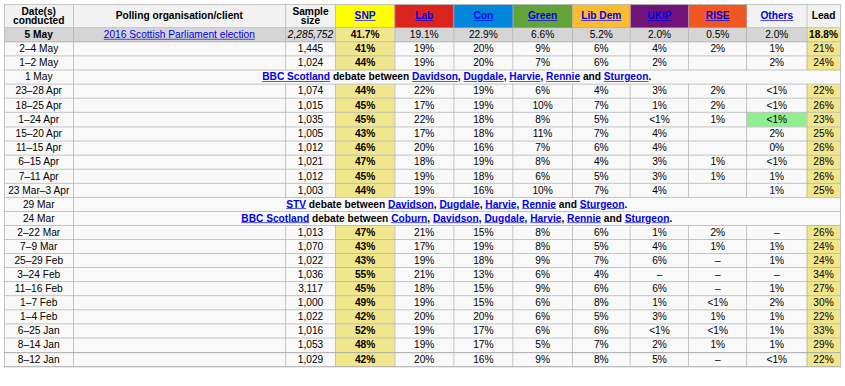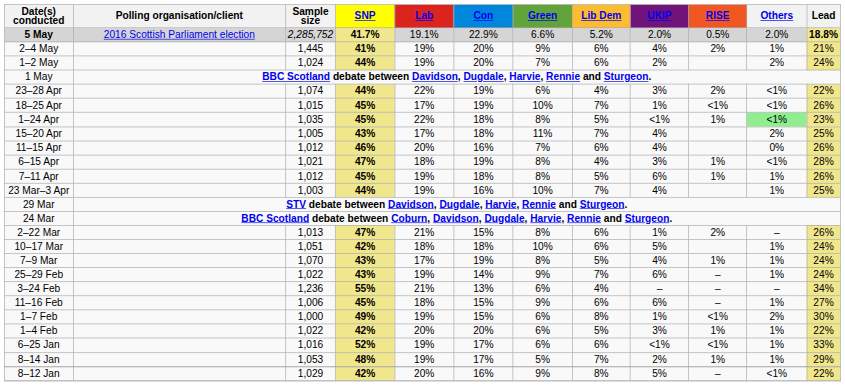(718, 105) 2% -> (718, 105) <1%
(543, 176) 6% -> (543, 176) 8%
(659, 176) 3% -> (659, 176) 6%
+ row: (39, 246)
(483, 261) 18% -> (483, 275) 14%
(310, 275) 1,036 -> (310, 289) 1,236
(310, 289) 3,117 -> (310, 303) 1,006
